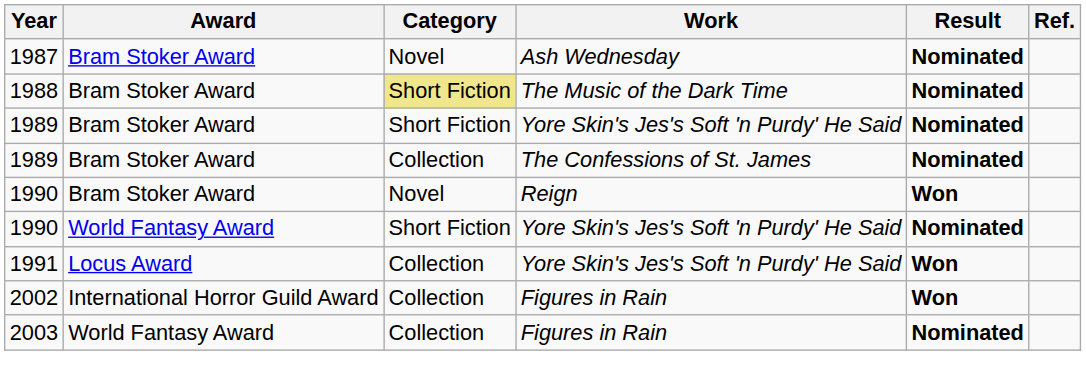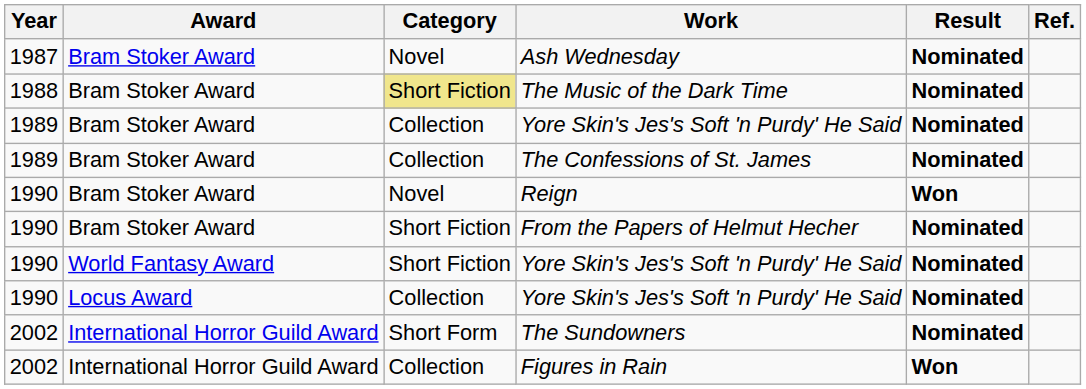(450, 125) Short Fiction -> (436, 125) Collection
+ row: (162, 228)
(34, 263) 1991 -> (34, 297) 1990
(935, 263) Won -> (968, 297) Nominated
+ row: (223, 332)
- row: (171, 332)
